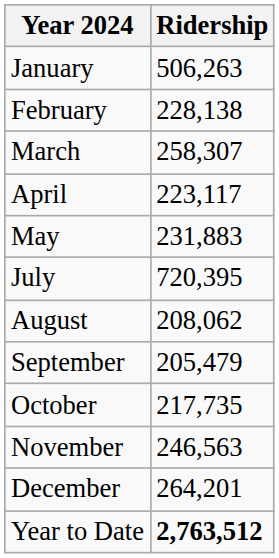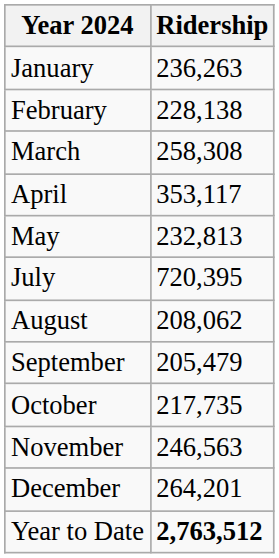(199, 67) 506,263 -> (199, 67) 236,263
(199, 151) 258,307 -> (199, 151) 258,308
(199, 194) 223,117 -> (199, 194) 353,117
(199, 236) 231,883 -> (199, 236) 232,813
